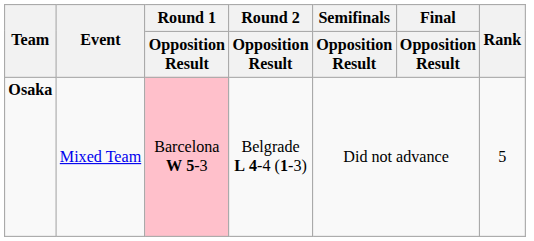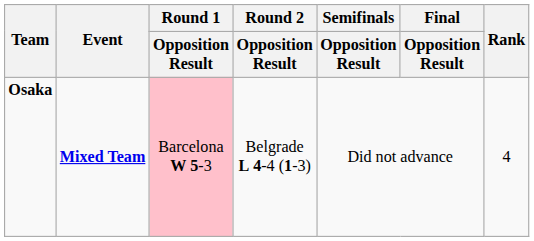(101, 157) normal -> (103, 157) bold
(502, 157) 5 -> (507, 157) 4
